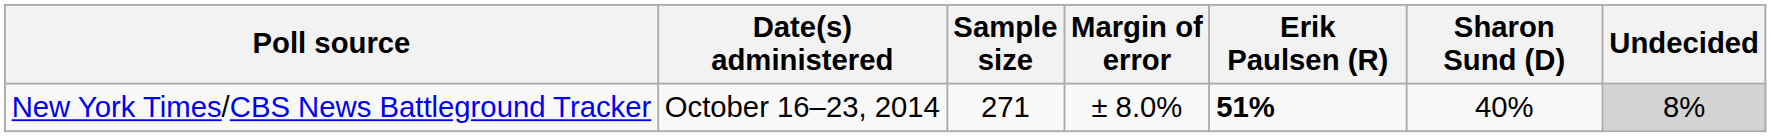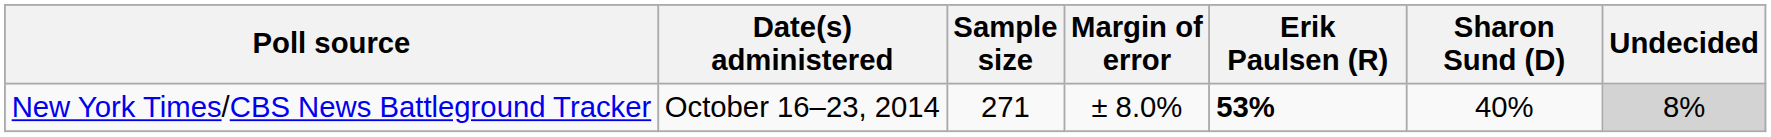(1246, 107) 51% -> (1246, 107) 53%
